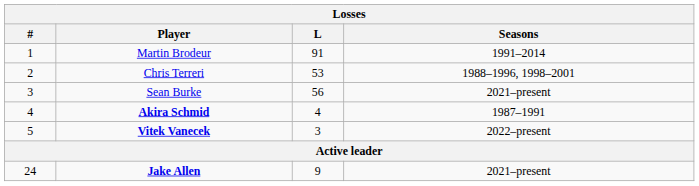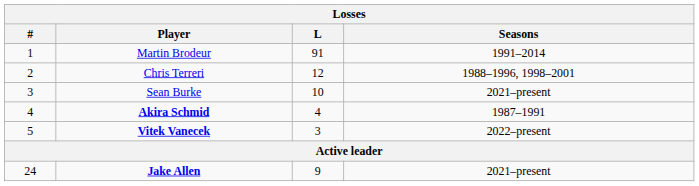(318, 73) 53 -> (318, 73) 12
(318, 92) 56 -> (318, 92) 10
